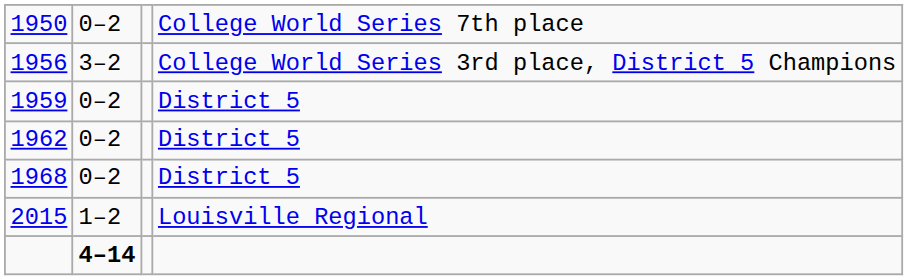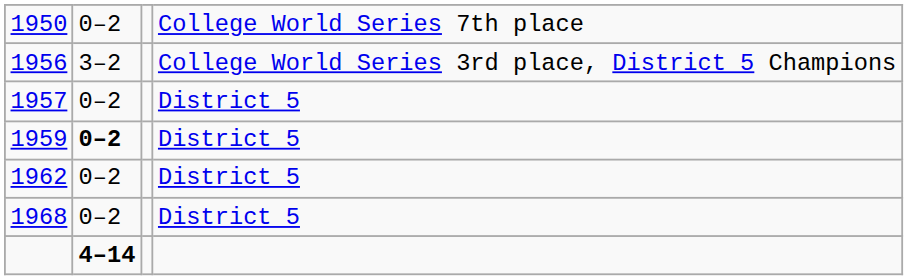+ row: (39, 101)
(100, 101) normal -> (100, 140) bold
- row: (39, 217)
